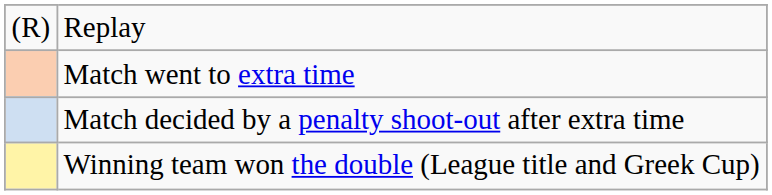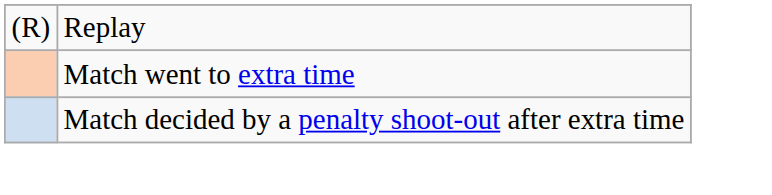- row: (412, 165)
